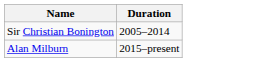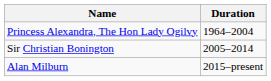+ row: (102, 31)
